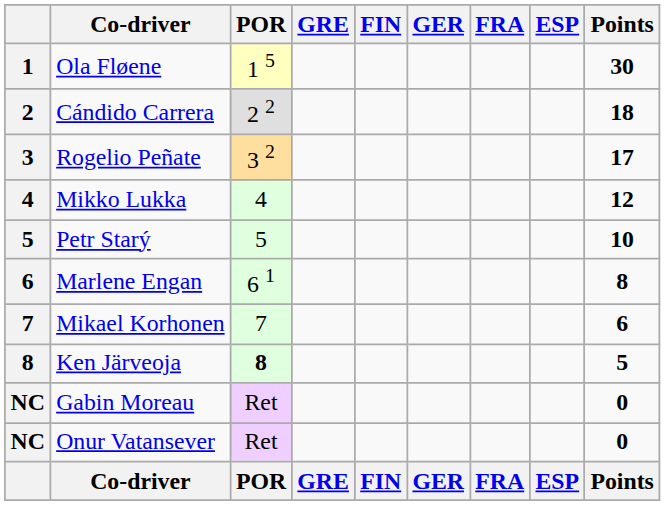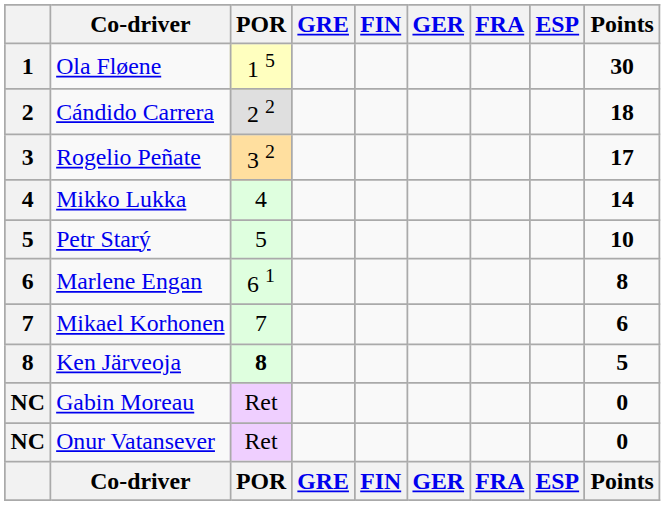(622, 199) 12 -> (622, 199) 14
